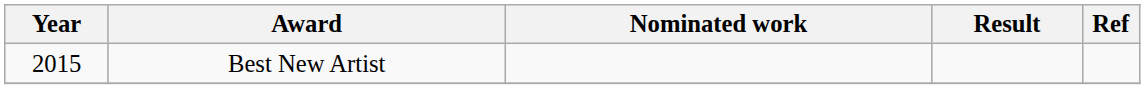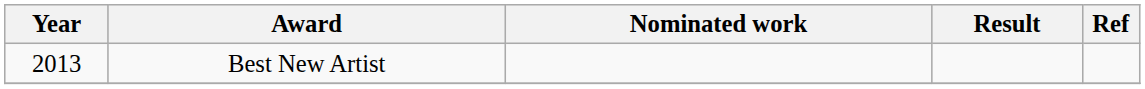(57, 63) 2015 -> (57, 63) 2013
